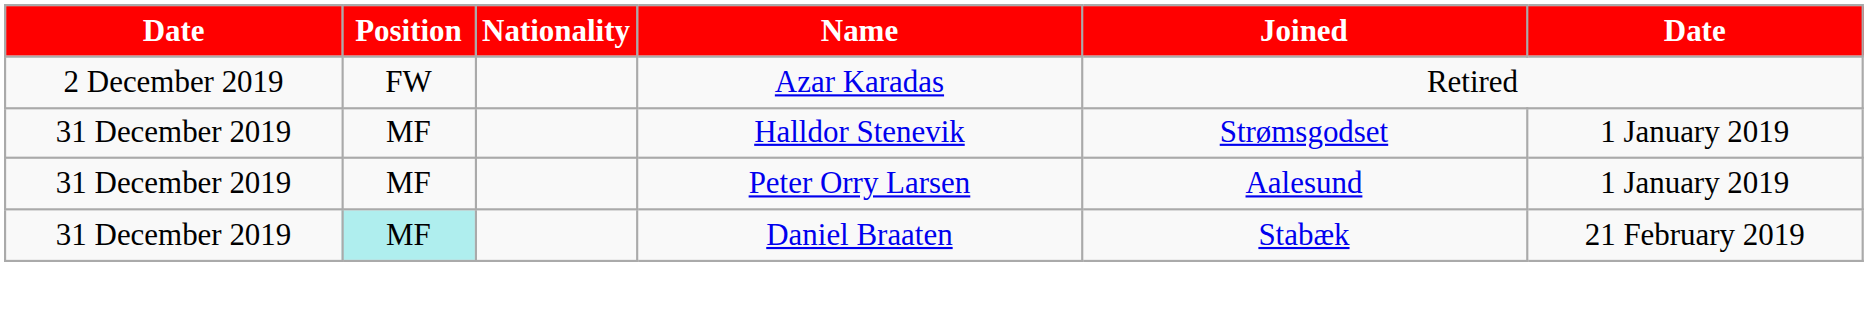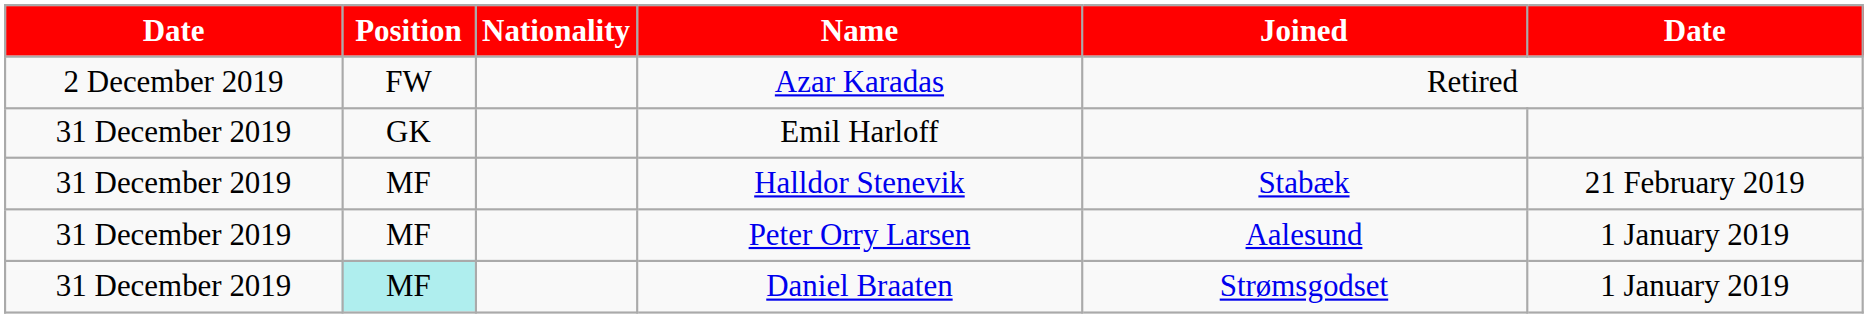+ row: (859, 132)
(1304, 132) Strømsgodset -> (1304, 183) Stabæk
(1695, 132) 1 January 2019 -> (1695, 183) 21 February 2019
(1304, 234) Stabæk -> (1304, 285) Strømsgodset
(1695, 234) 21 February 2019 -> (1695, 285) 1 January 2019
